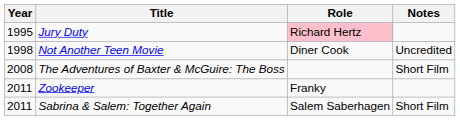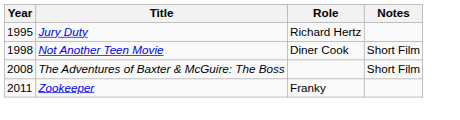(326, 32) pink background -> (326, 32) no background
(424, 50) Uncredited -> (393, 50) Short Film
- row: (125, 106)
